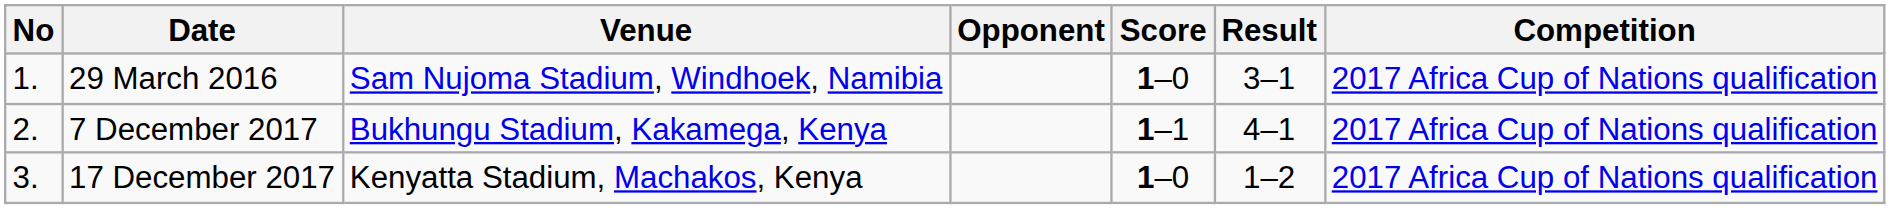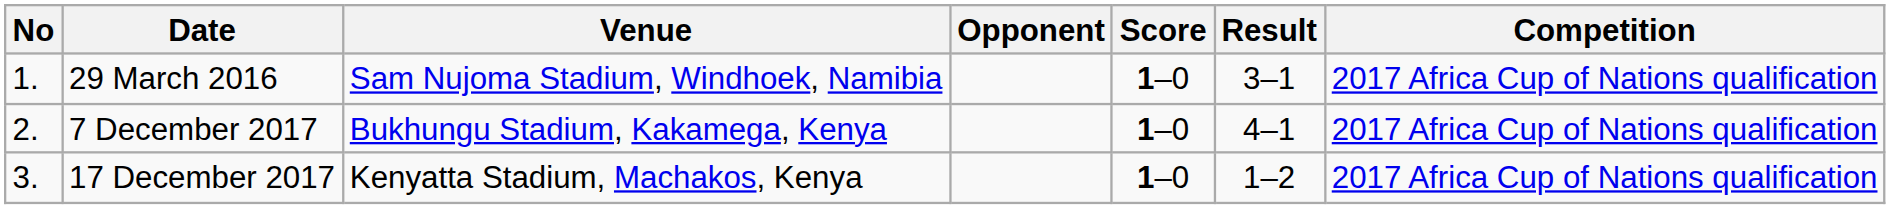(1163, 128) 1–1 -> (1163, 128) 1–0
